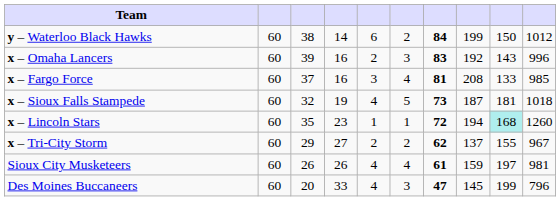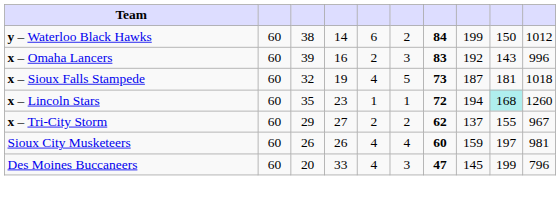- row: (50, 79)
(440, 164) 61 -> (440, 143) 60
